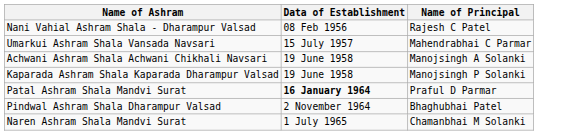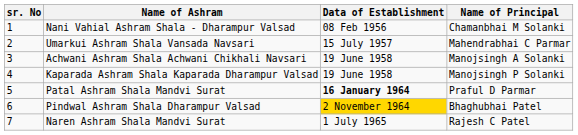+ column: (24, 12)
(450, 28) Rajesh C Patel -> (507, 28) Chamanbhai M Solanki
(327, 106) no background -> (366, 106) gold background
(468, 122) Chamanbhai M Solanki -> (490, 122) Rajesh C Patel
